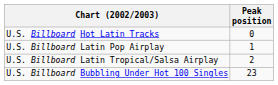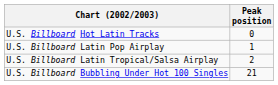(252, 74) 23 -> (252, 74) 21
